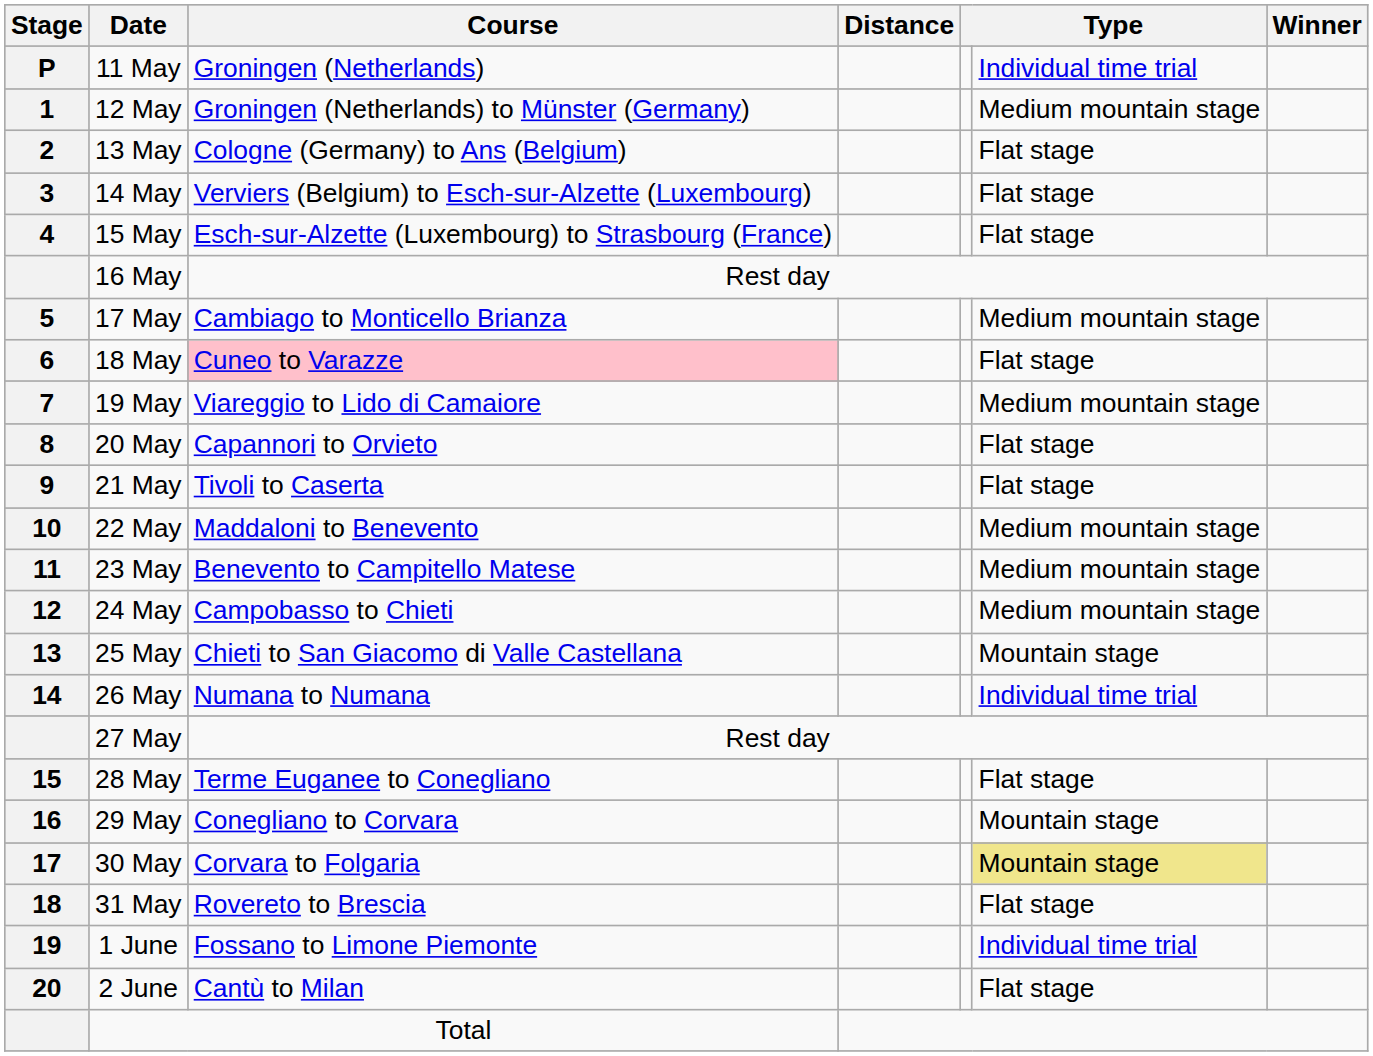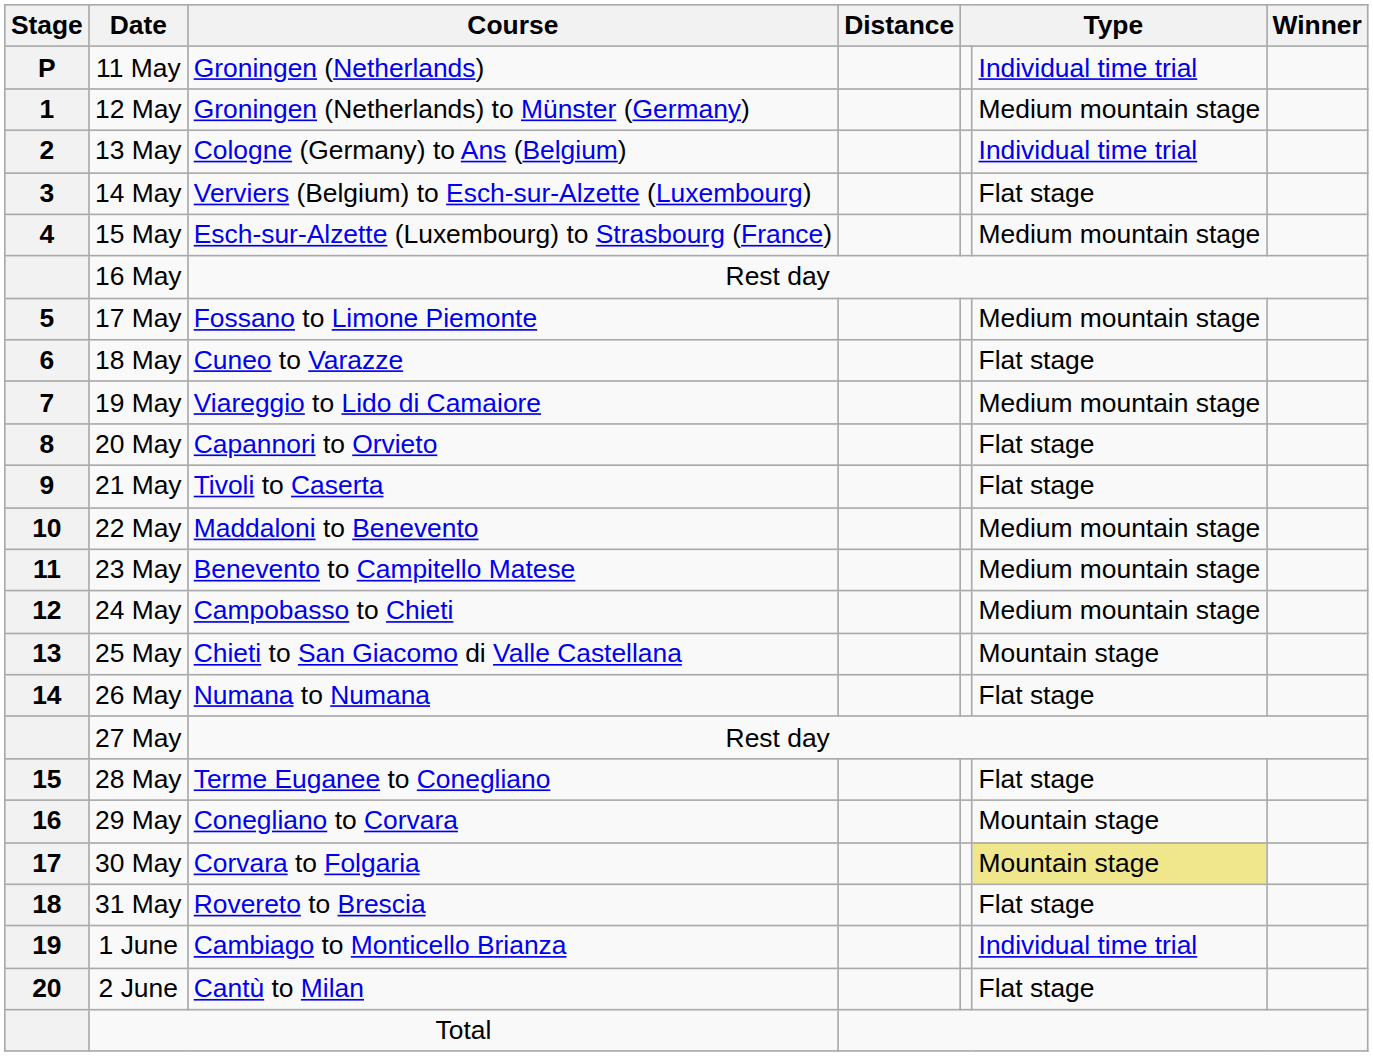(1037, 151) Flat stage -> (1088, 151) Individual time trial
(1037, 234) Flat stage -> (1119, 234) Medium mountain stage
(380, 318) Cambiago to Monticello Brianza -> (365, 318) Fossano to Limone Piemonte
(298, 360) pink background -> (298, 360) no background
(1088, 695) Individual time trial -> (1037, 695) Flat stage
(365, 946) Fossano to Limone Piemonte -> (380, 946) Cambiago to Monticello Brianza
